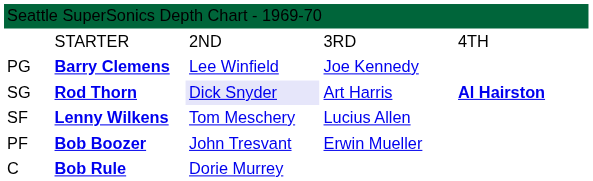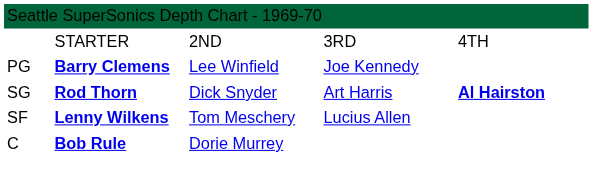(233, 92) lavender background -> (233, 92) no background
- row: (18, 143)
